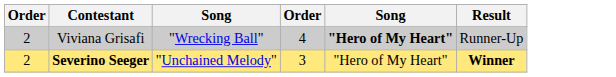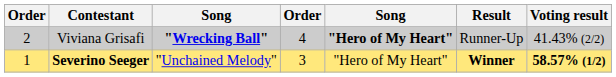+ column: (569, 15)
(216, 38) normal -> (216, 38) bold
(27, 60) 2 -> (27, 60) 1
